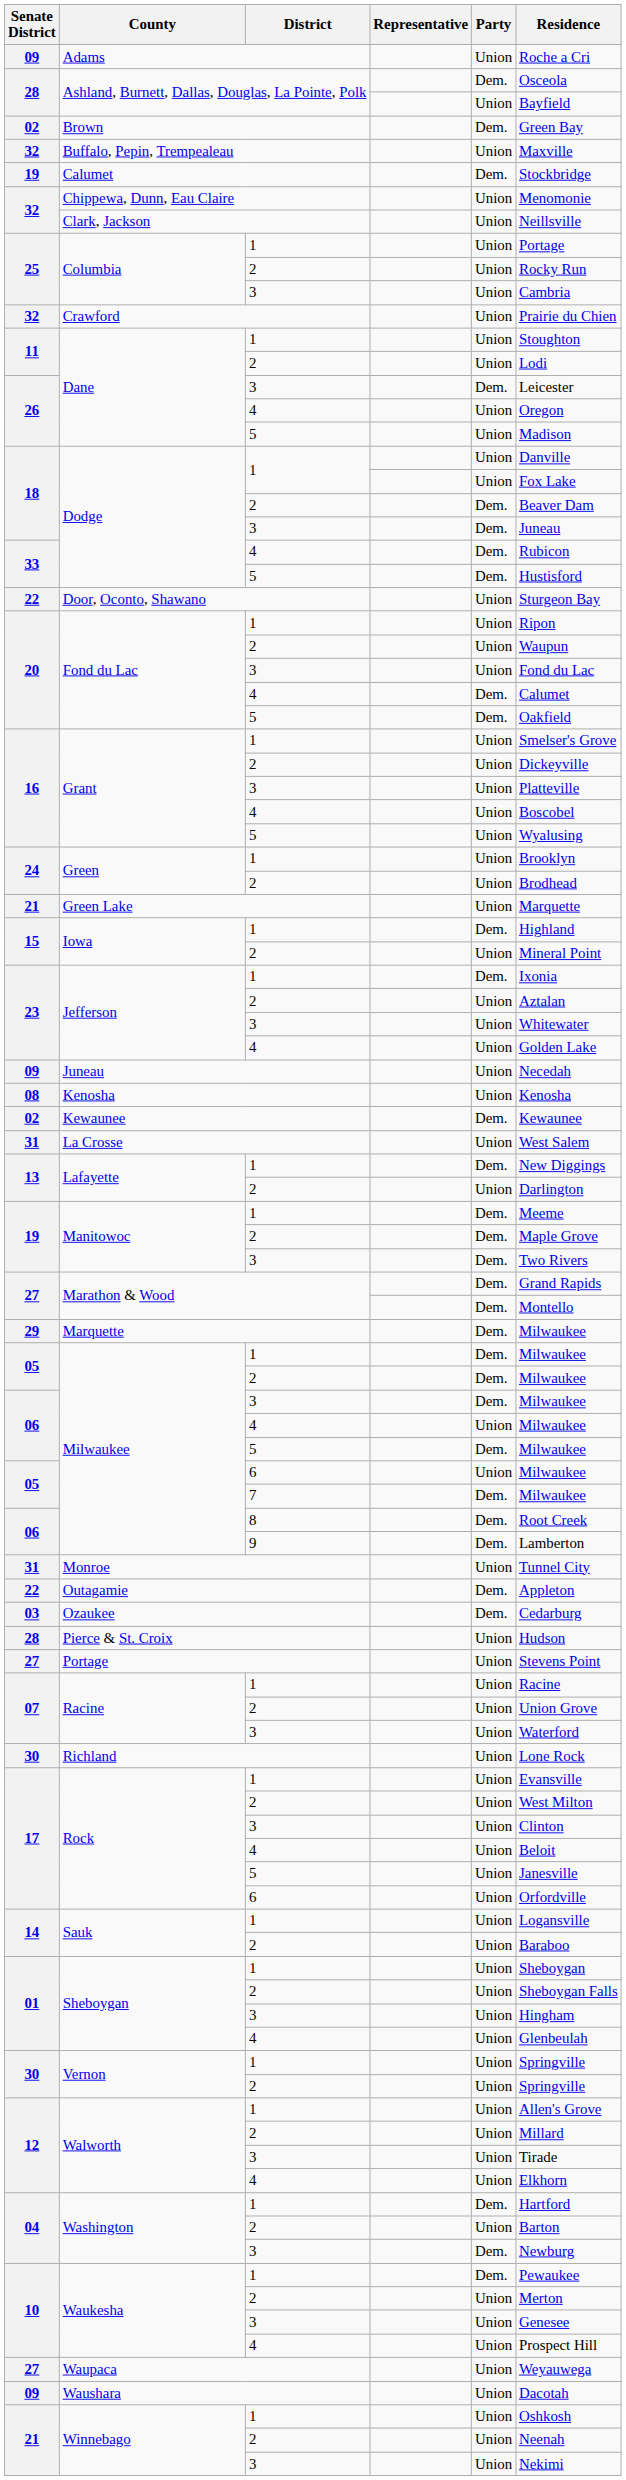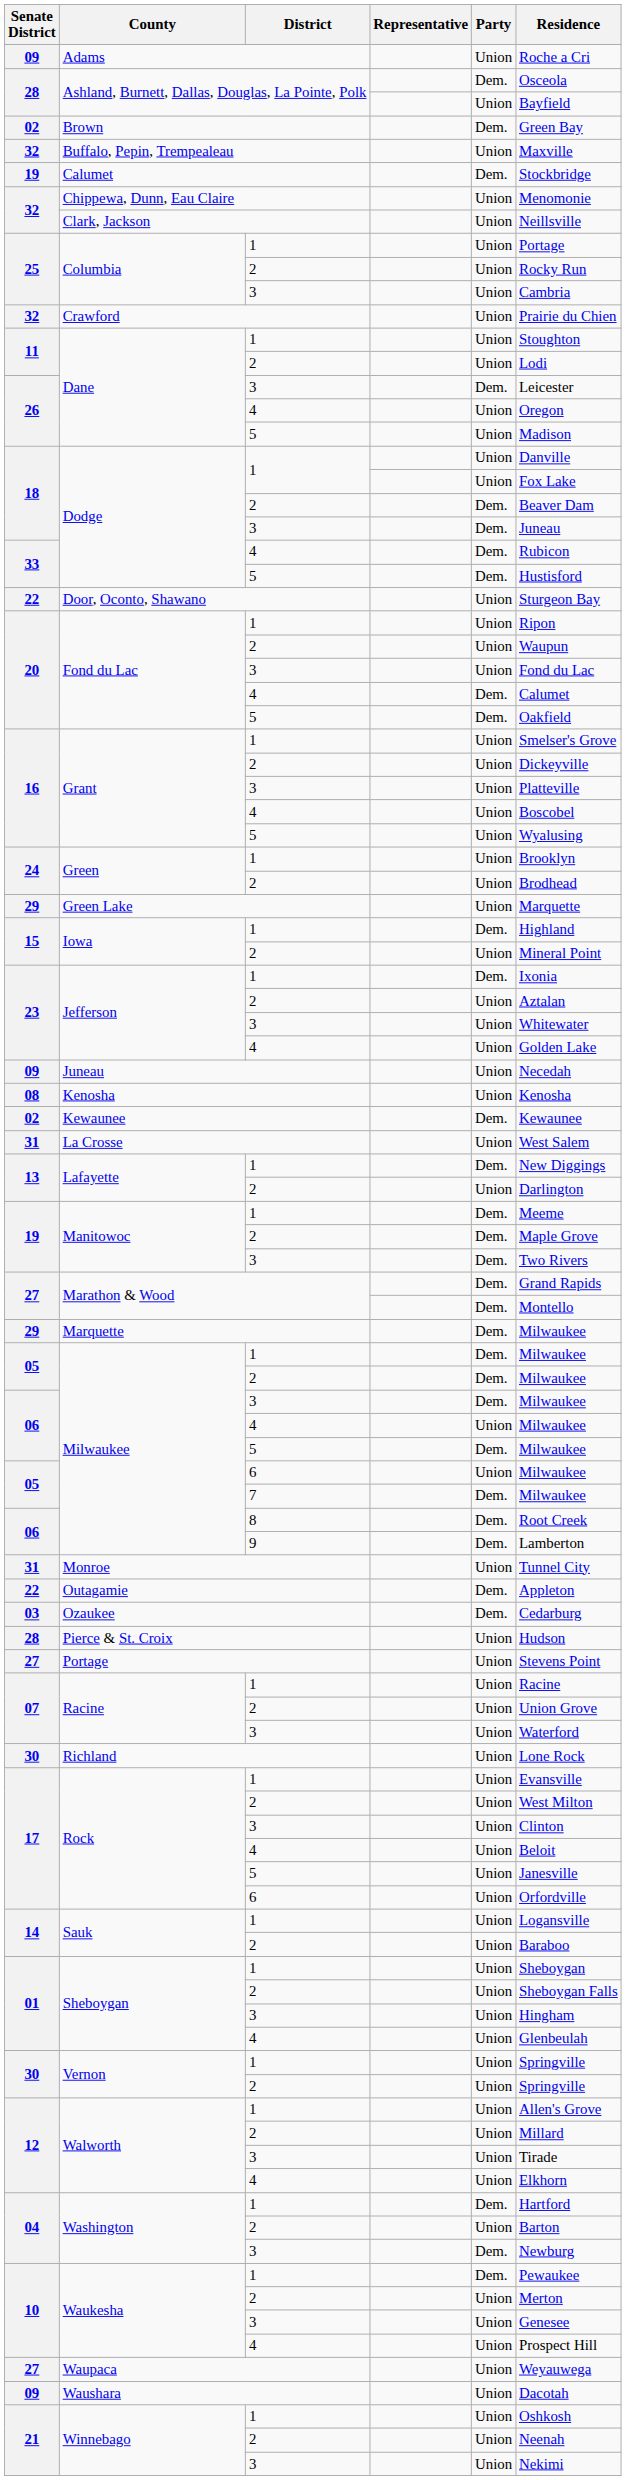(32, 906) 21 -> (32, 906) 29
